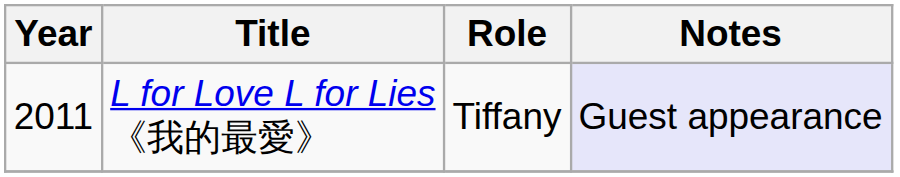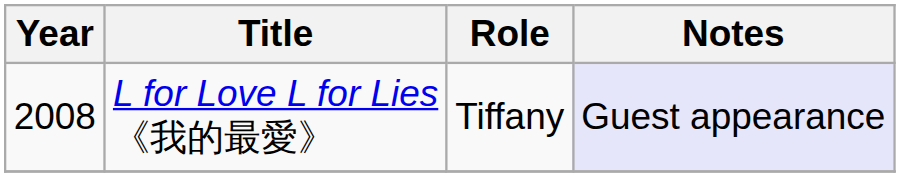(53, 116) 2011 -> (55, 116) 2008
